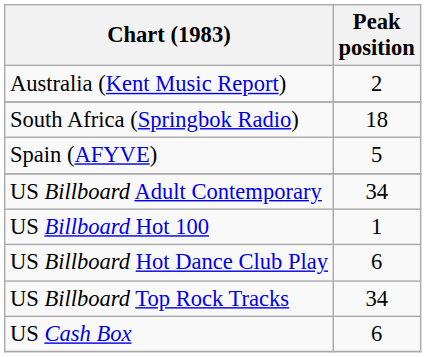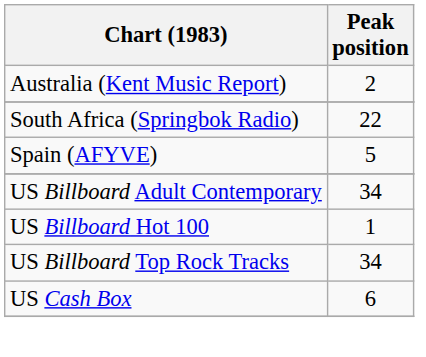(377, 119) 18 -> (370, 119) 22
- row: (169, 262)
